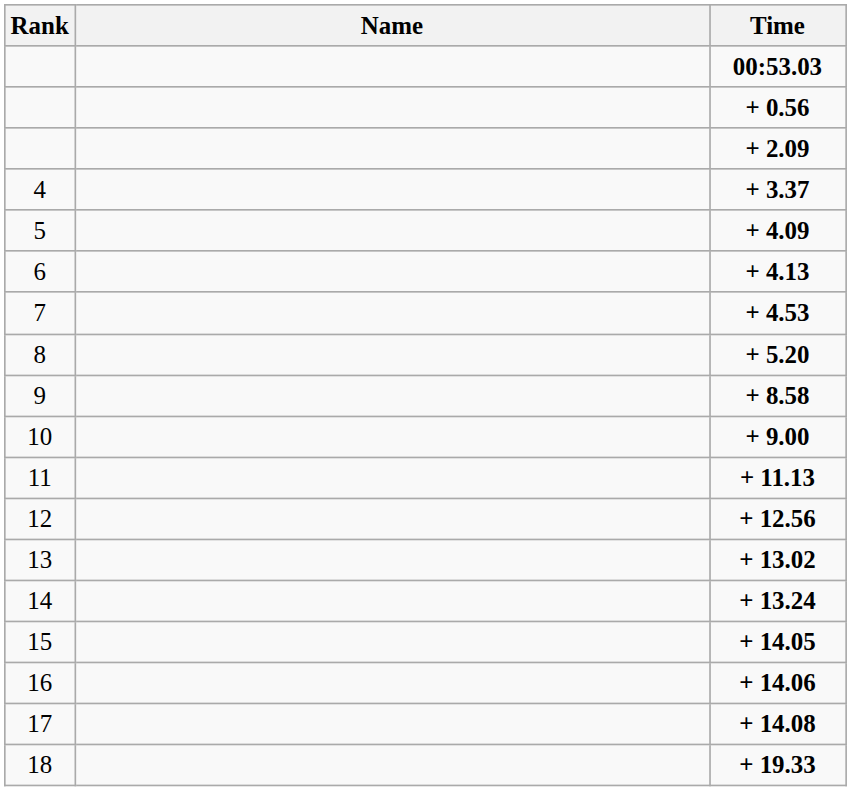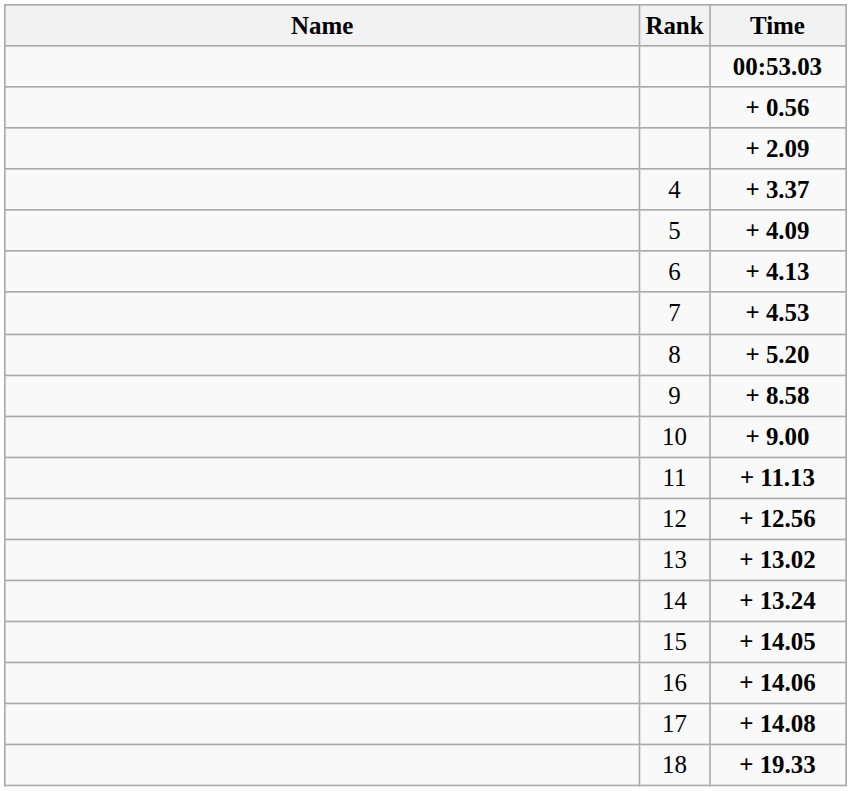columns swapped: (40, 25) <-> (392, 25)
